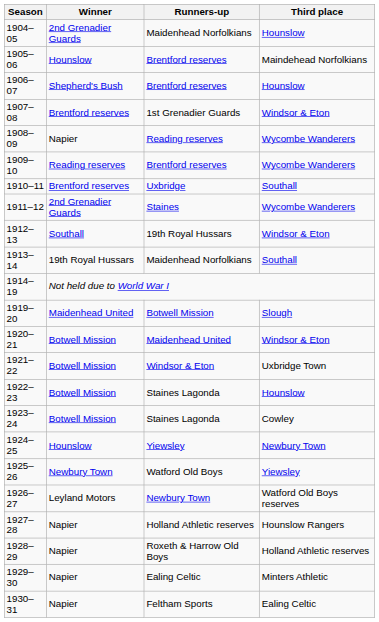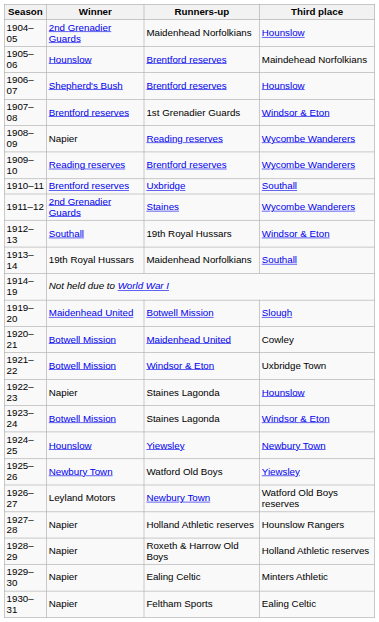(296, 339) Windsor & Eton -> (278, 339) Cowley
(82, 392) Botwell Mission -> (63, 392) Napier
(278, 419) Cowley -> (296, 419) Windsor & Eton
